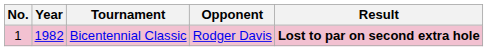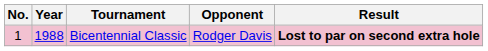(49, 36) 1982 -> (49, 36) 1988
